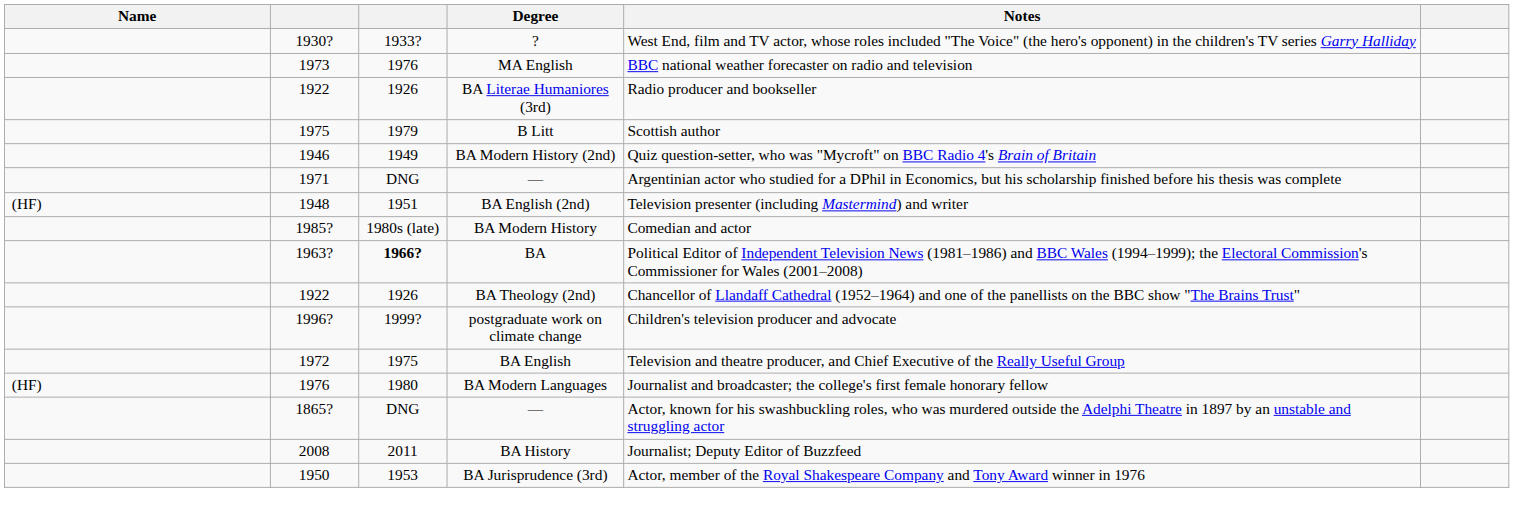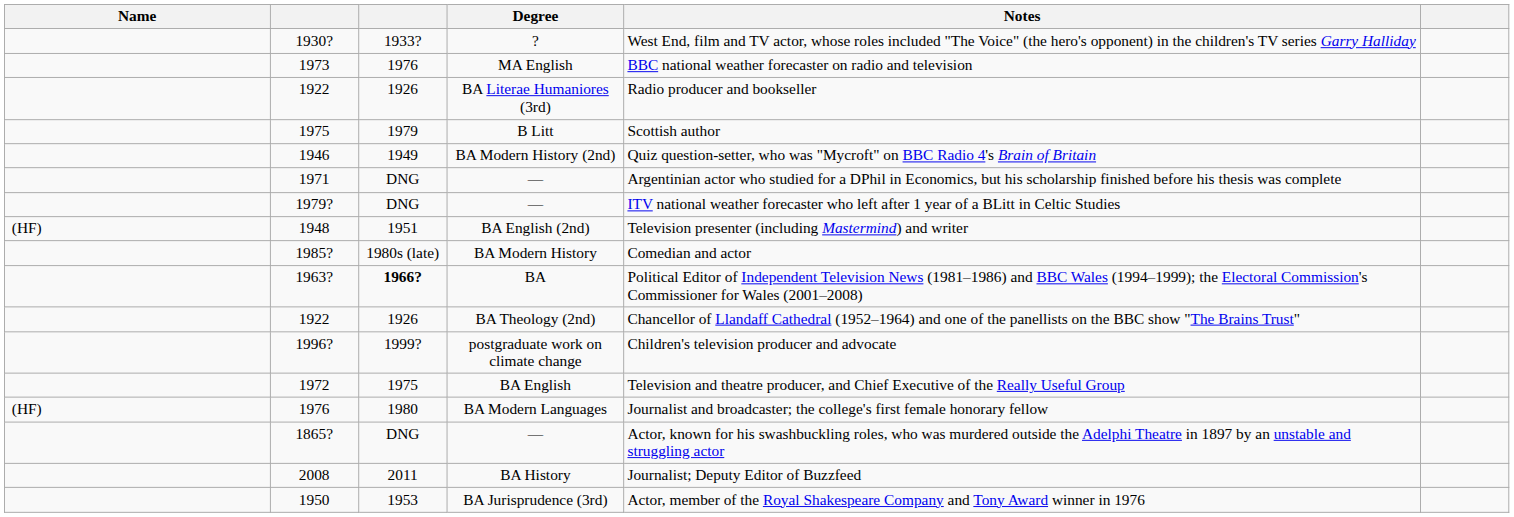+ row: (314, 204)
